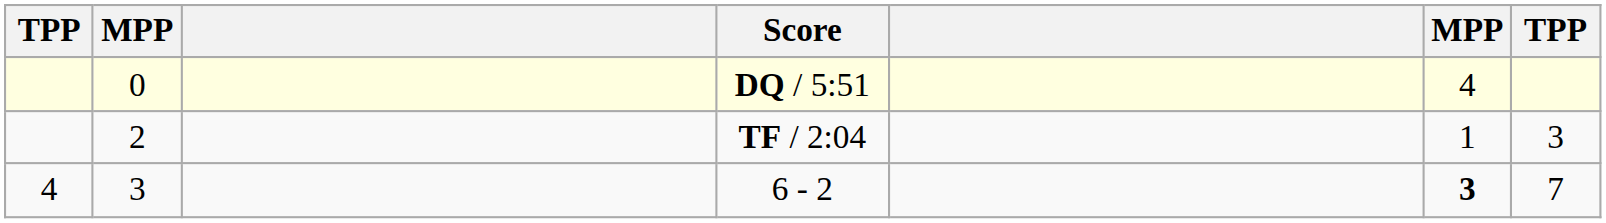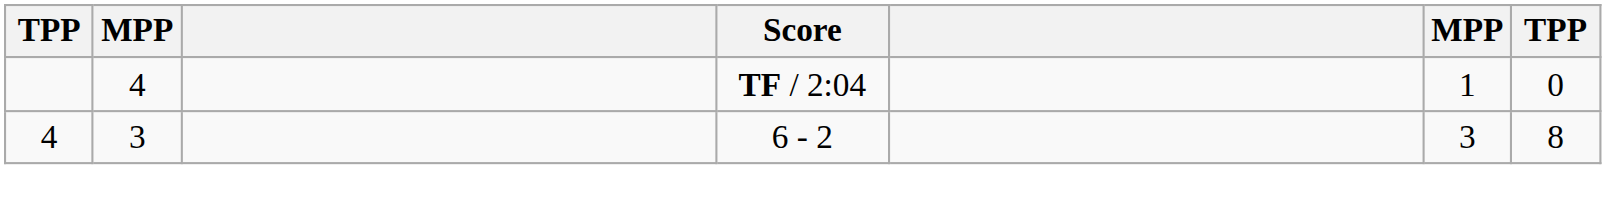- row: (802, 83)
(137, 136) 2 -> (137, 83) 4
(1556, 136) 3 -> (1556, 83) 0
(1467, 189) bold -> (1467, 136) normal
(1556, 189) 7 -> (1556, 136) 8
